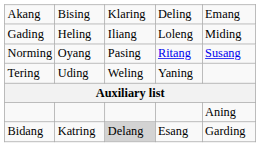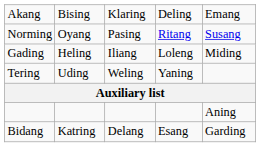rows swapped: (26, 34) <-> (30, 53)
(126, 131) lightgrey background -> (126, 131) no background
